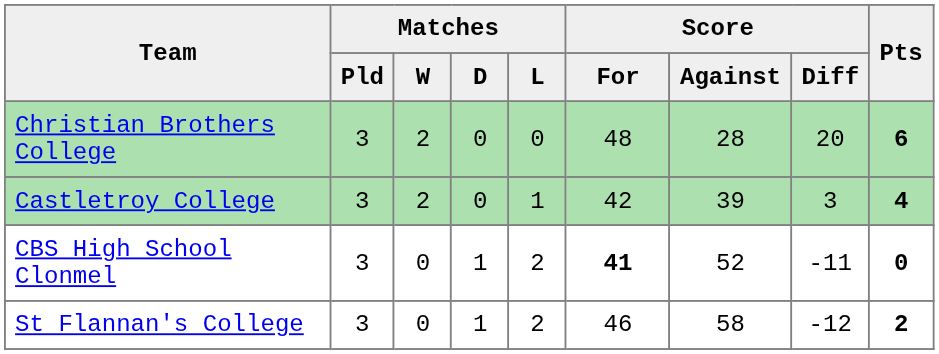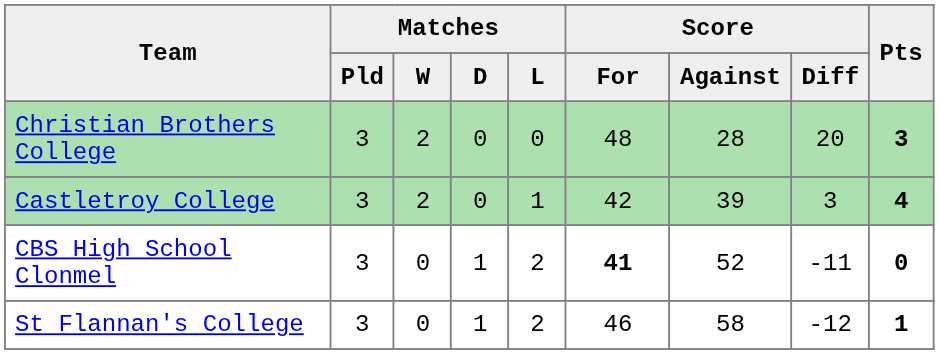(901, 139) 6 -> (901, 139) 3
(901, 325) 2 -> (901, 325) 1
